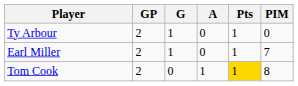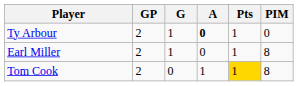(203, 33) normal -> (203, 33) bold
(267, 52) 7 -> (267, 52) 8
